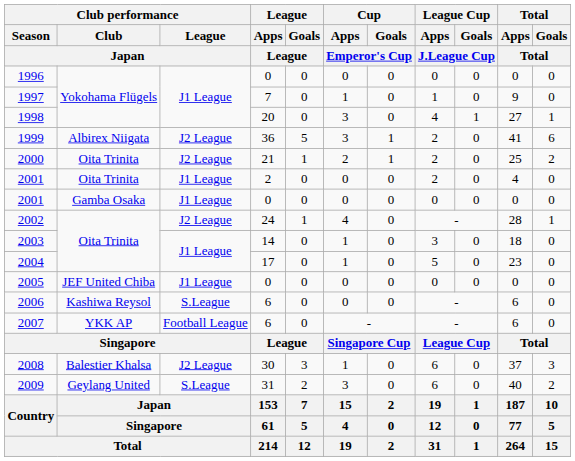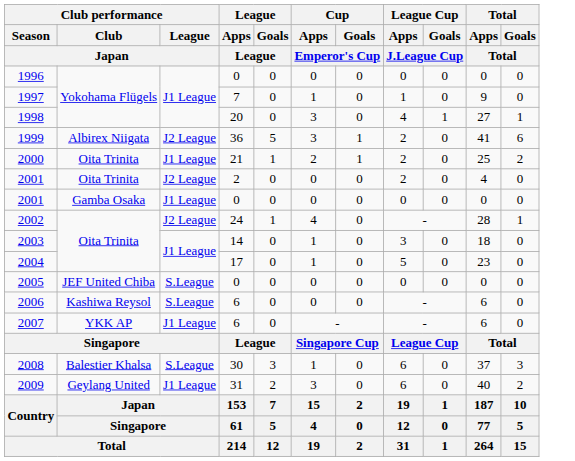(205, 158) J2 League -> (190, 158) J1 League
(205, 179) J1 League -> (190, 179) J2 League
(205, 281) J1 League -> (190, 281) S.League
(205, 323) Football League -> (190, 323) J1 League
(205, 364) J2 League -> (190, 364) S.League
(205, 384) S.League -> (190, 384) J1 League
